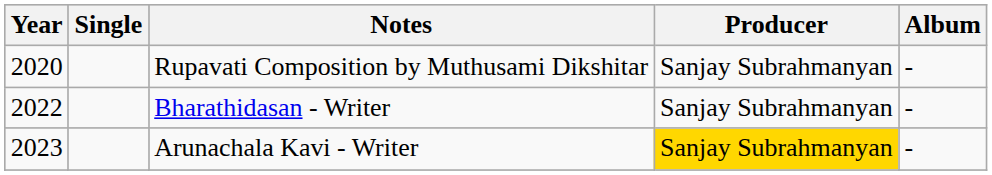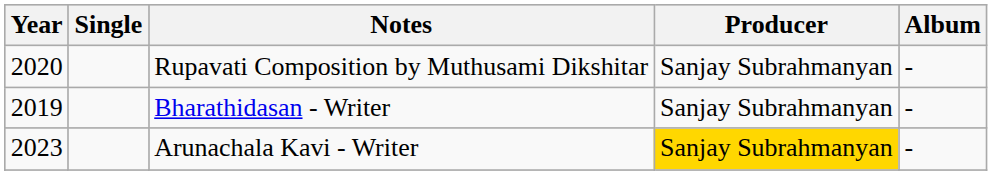(37, 107) 2022 -> (37, 107) 2019
